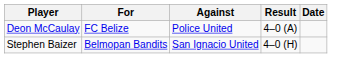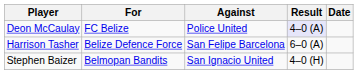(280, 28) no background -> (307, 28) lavender background
+ row: (43, 45)
